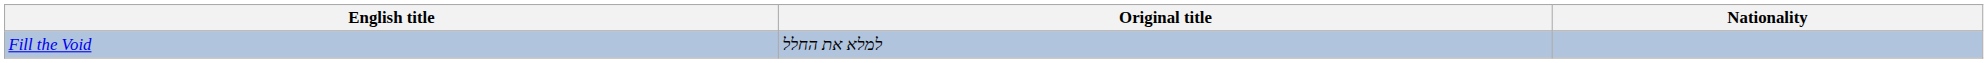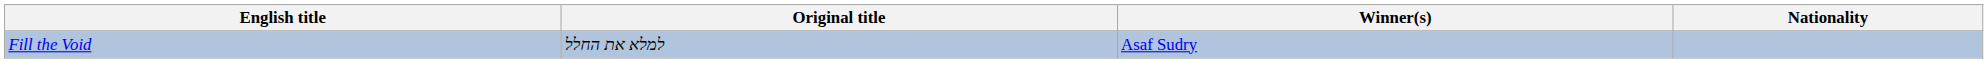+ column: (1395, 17)
